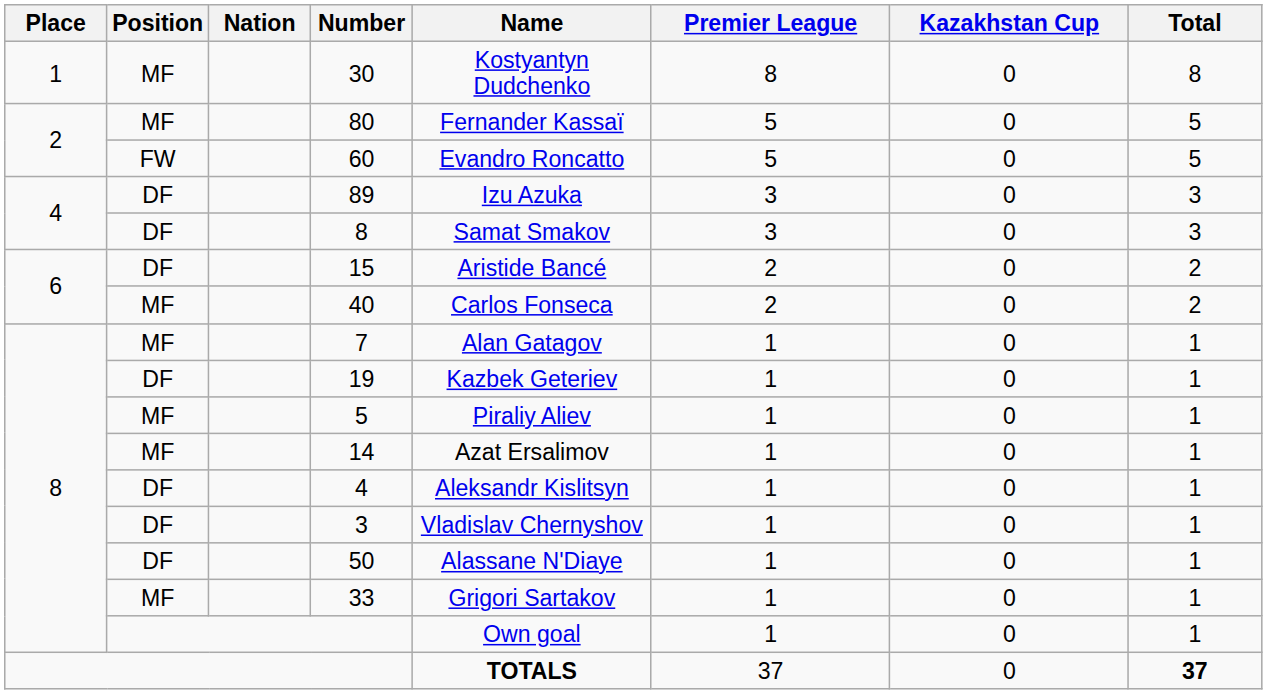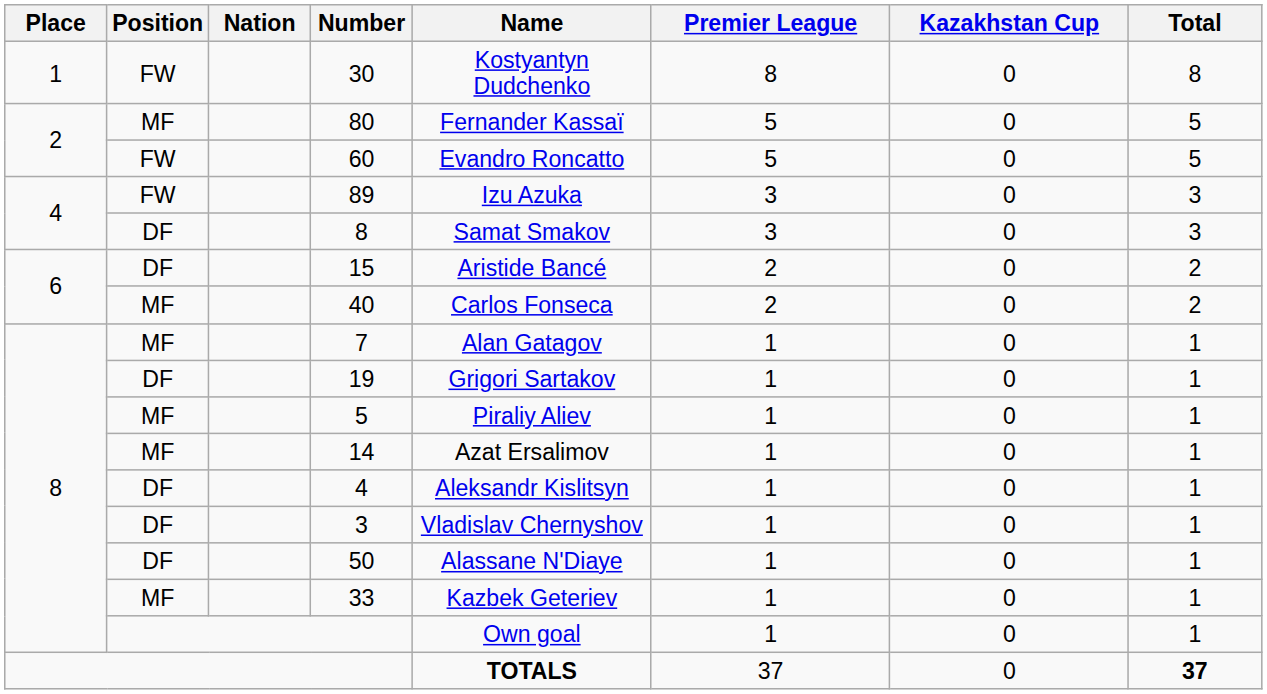(158, 73) MF -> (158, 73) FW
(158, 195) DF -> (158, 195) FW
(532, 378) Kazbek Geteriev -> (532, 378) Grigori Sartakov
(532, 598) Grigori Sartakov -> (532, 598) Kazbek Geteriev
